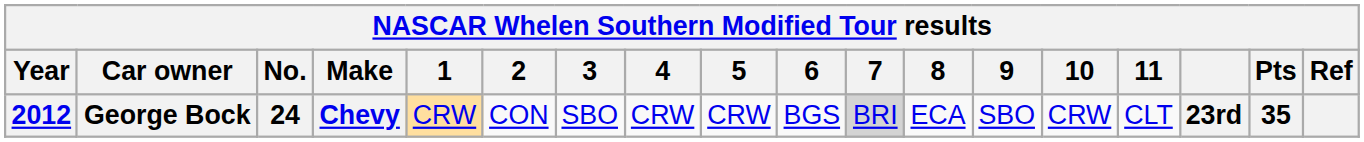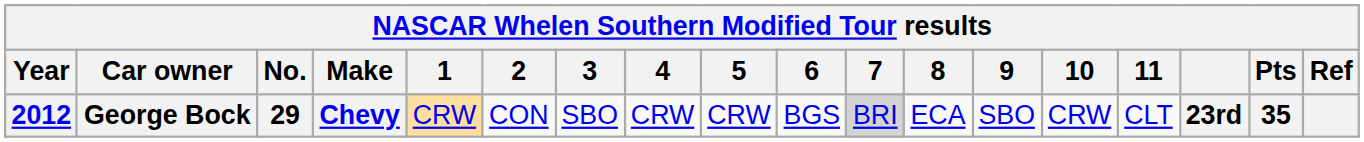(285, 115) 24 -> (285, 115) 29
